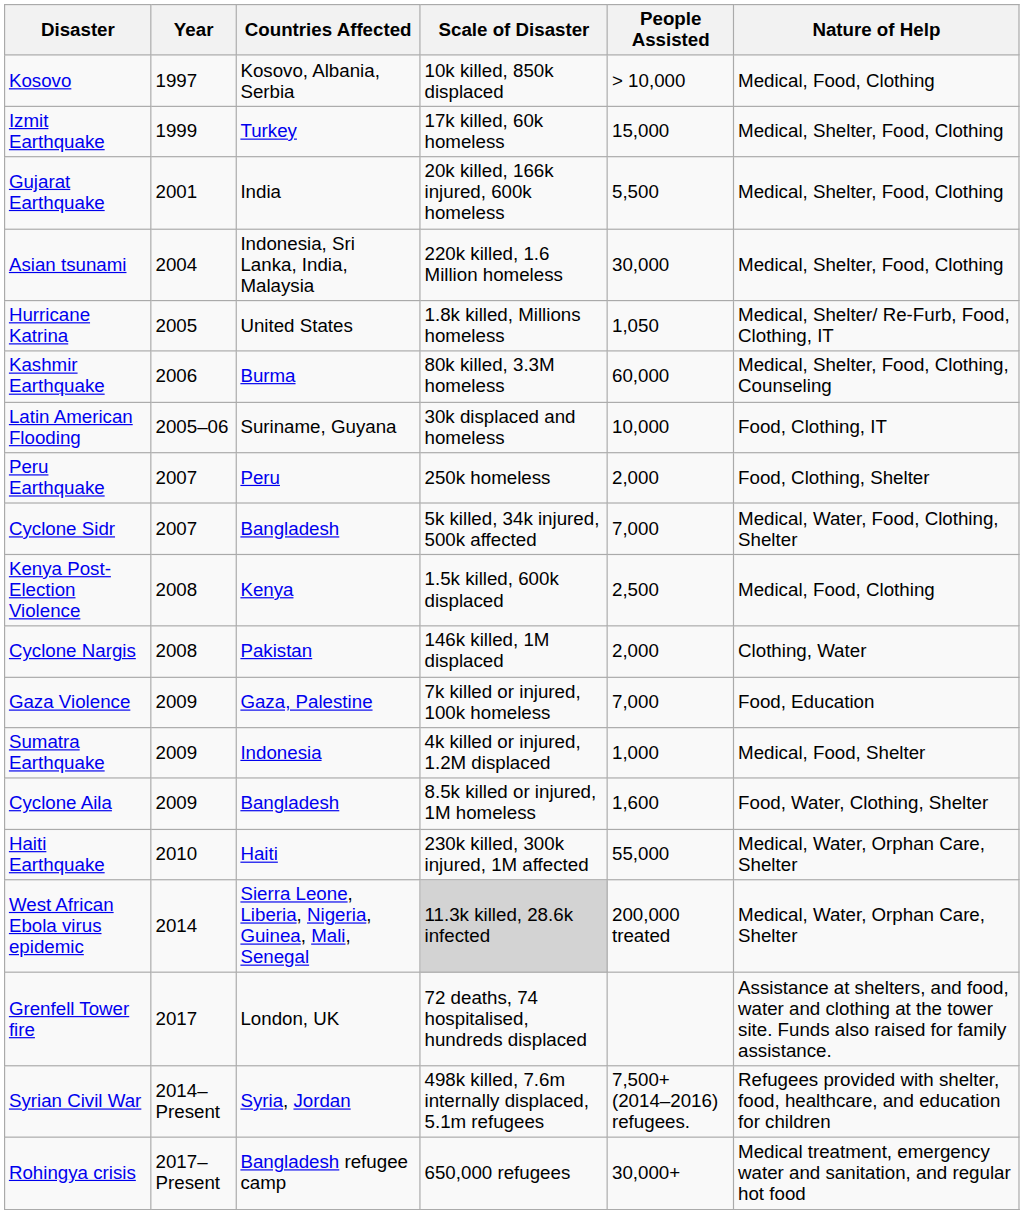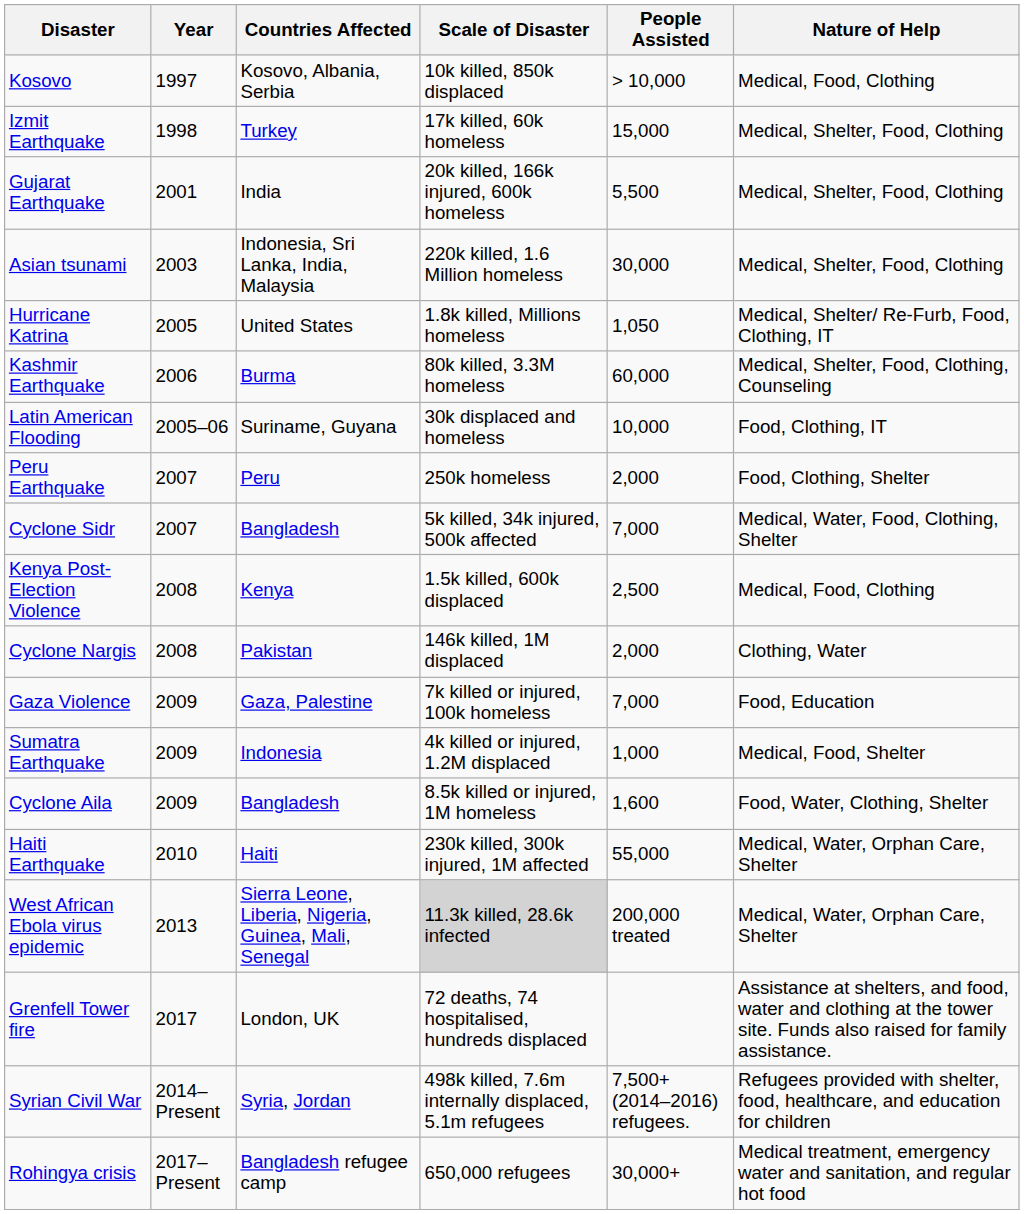(176, 131) 1999 -> (176, 131) 1998
(176, 264) 2004 -> (176, 264) 2003
(176, 926) 2014 -> (176, 926) 2013
